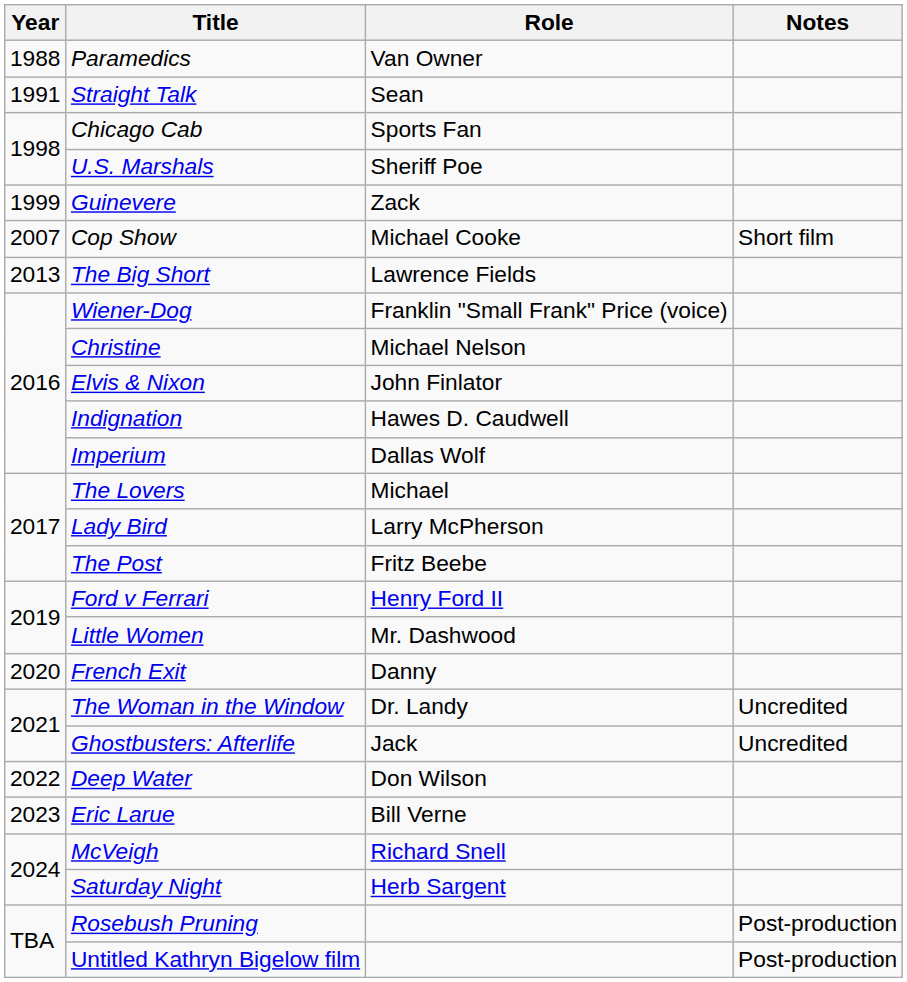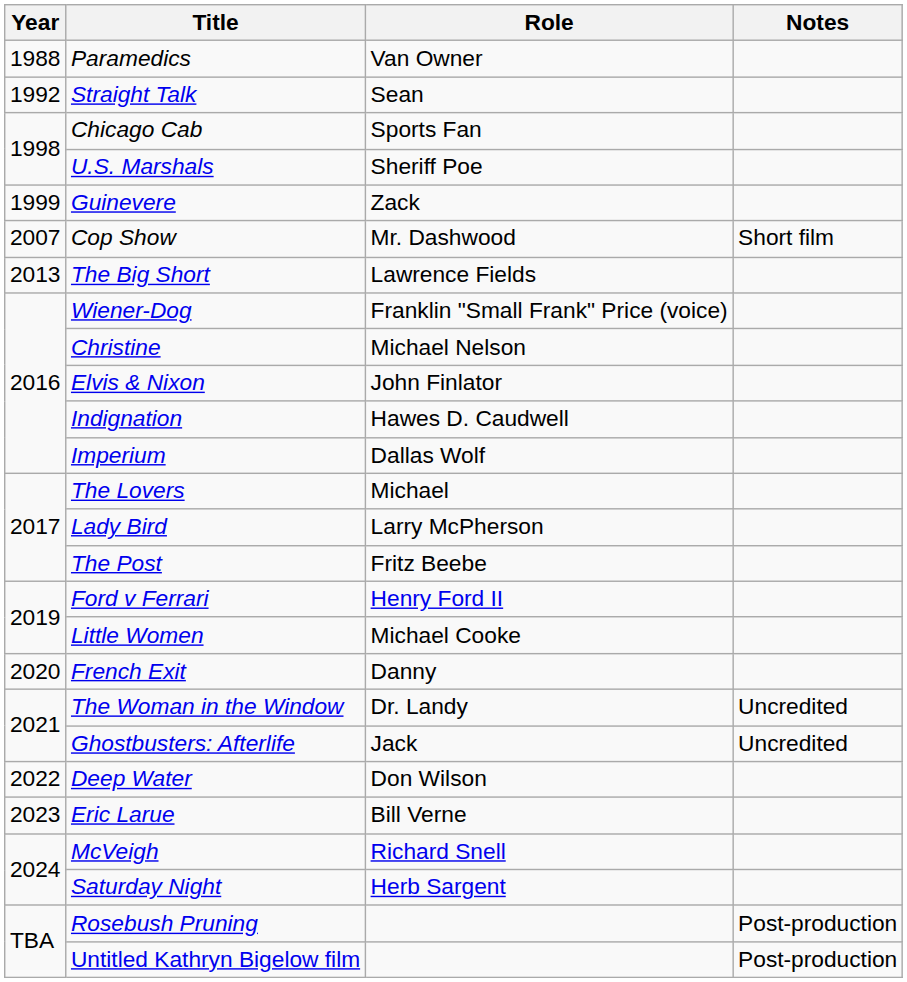(35, 94) 1991 -> (35, 94) 1992
(446, 238) Michael Cooke -> (443, 238) Mr. Dashwood
(443, 635) Mr. Dashwood -> (446, 635) Michael Cooke
